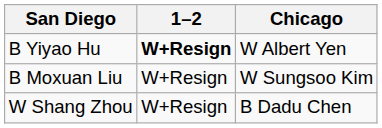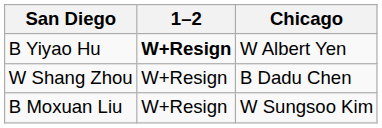rows swapped: (71, 107) <-> (66, 78)
